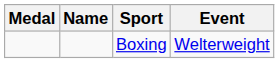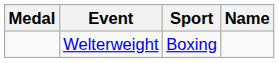columns swapped: (86, 18) <-> (222, 18)
